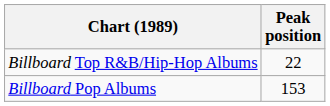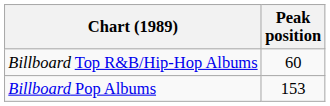(293, 62) 22 -> (293, 62) 60
